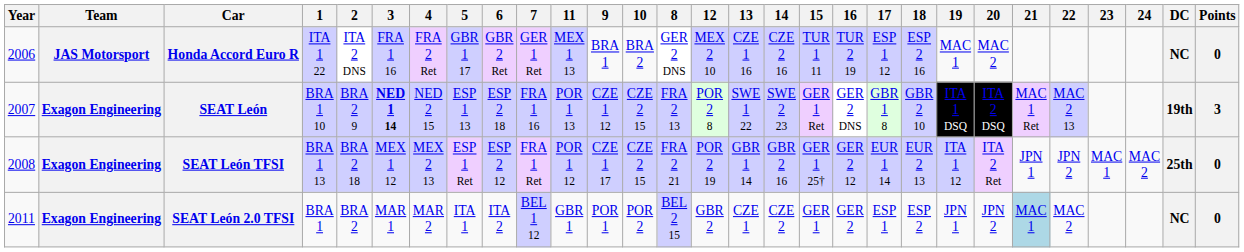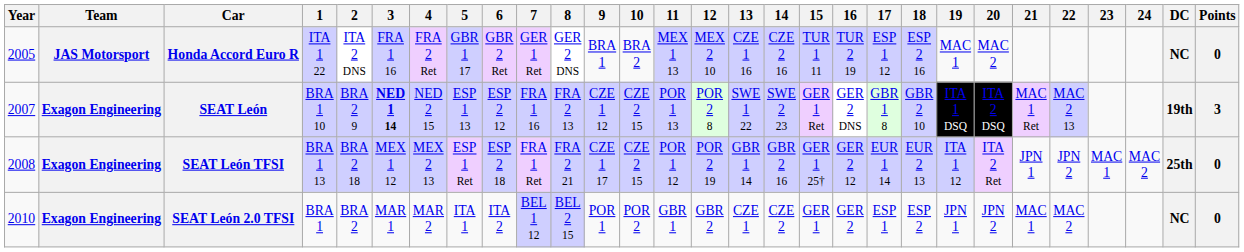columns swapped: (674, 15) <-> (569, 15)
(21, 54) 2006 -> (21, 54) 2005
(499, 108) ESP 2 18 -> (499, 108) ESP 2 12
(499, 163) ESP 2 12 -> (499, 163) ESP 2 18
(21, 219) 2011 -> (21, 219) 2010
(1031, 219) lightblue background -> (1031, 219) no background
